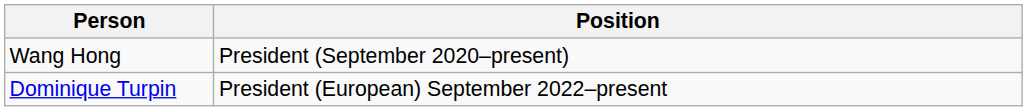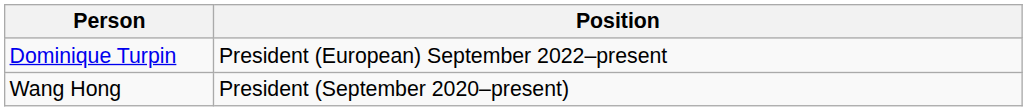rows swapped: (65, 55) <-> (93, 88)
